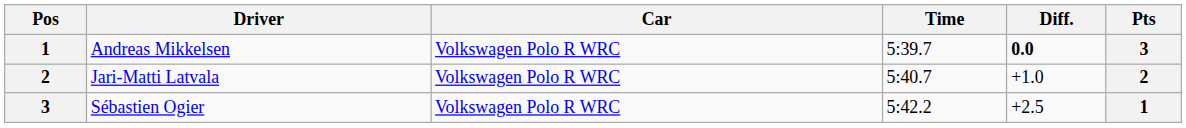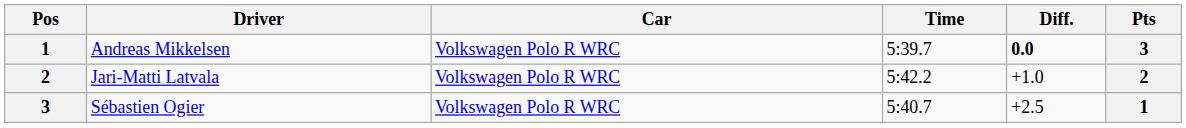(909, 78) 5:40.7 -> (909, 78) 5:42.2
(909, 107) 5:42.2 -> (909, 107) 5:40.7
